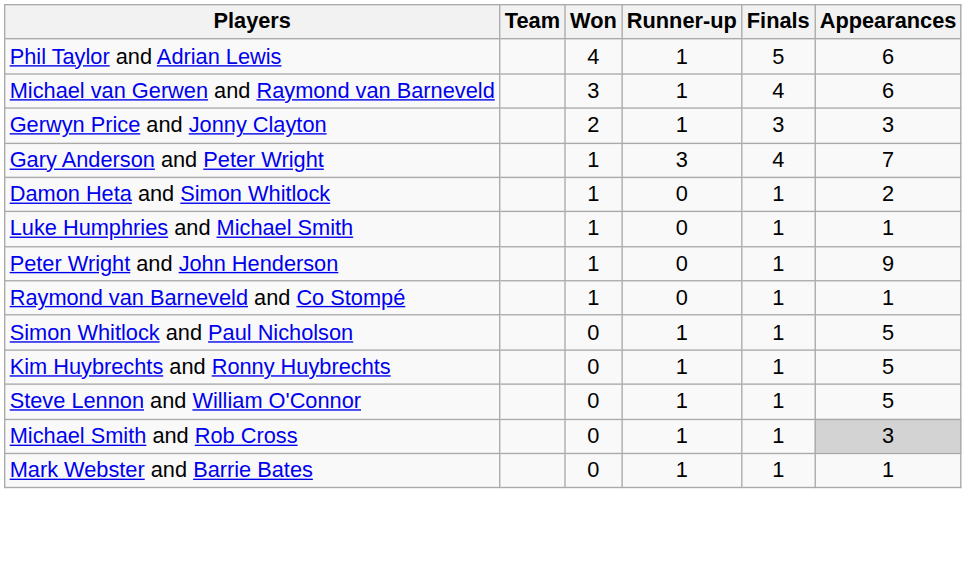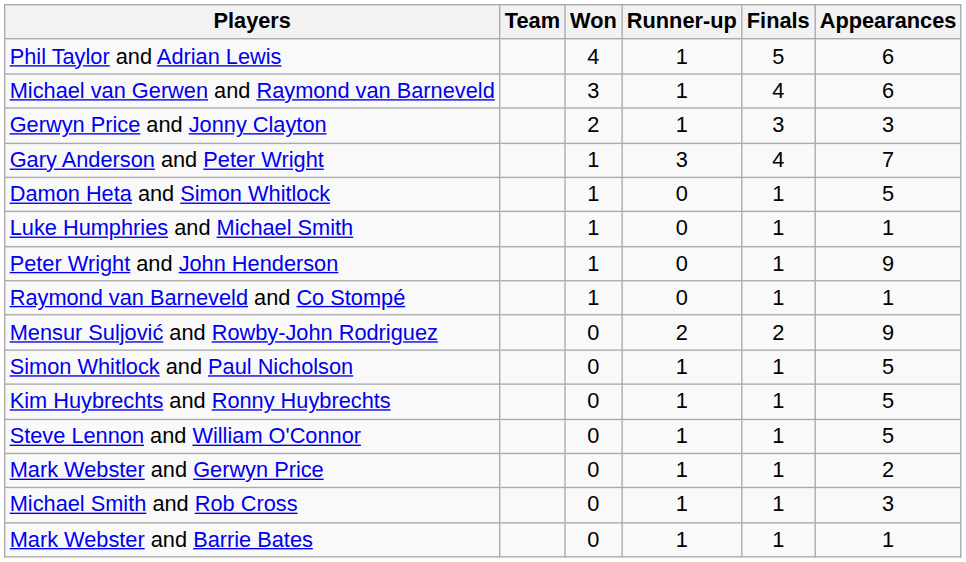(888, 194) 2 -> (888, 194) 5
+ row: (224, 332)
+ row: (167, 470)
(888, 435) lightgrey background -> (888, 504) no background
